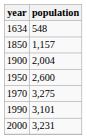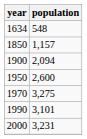(43, 61) 2,004 -> (43, 61) 2,094
